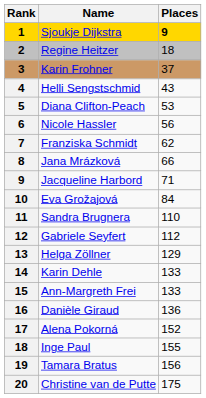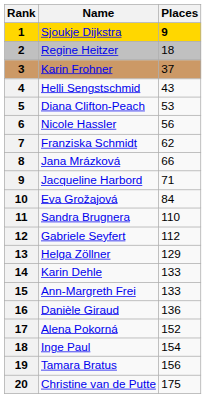(171, 347) 155 -> (171, 347) 154
